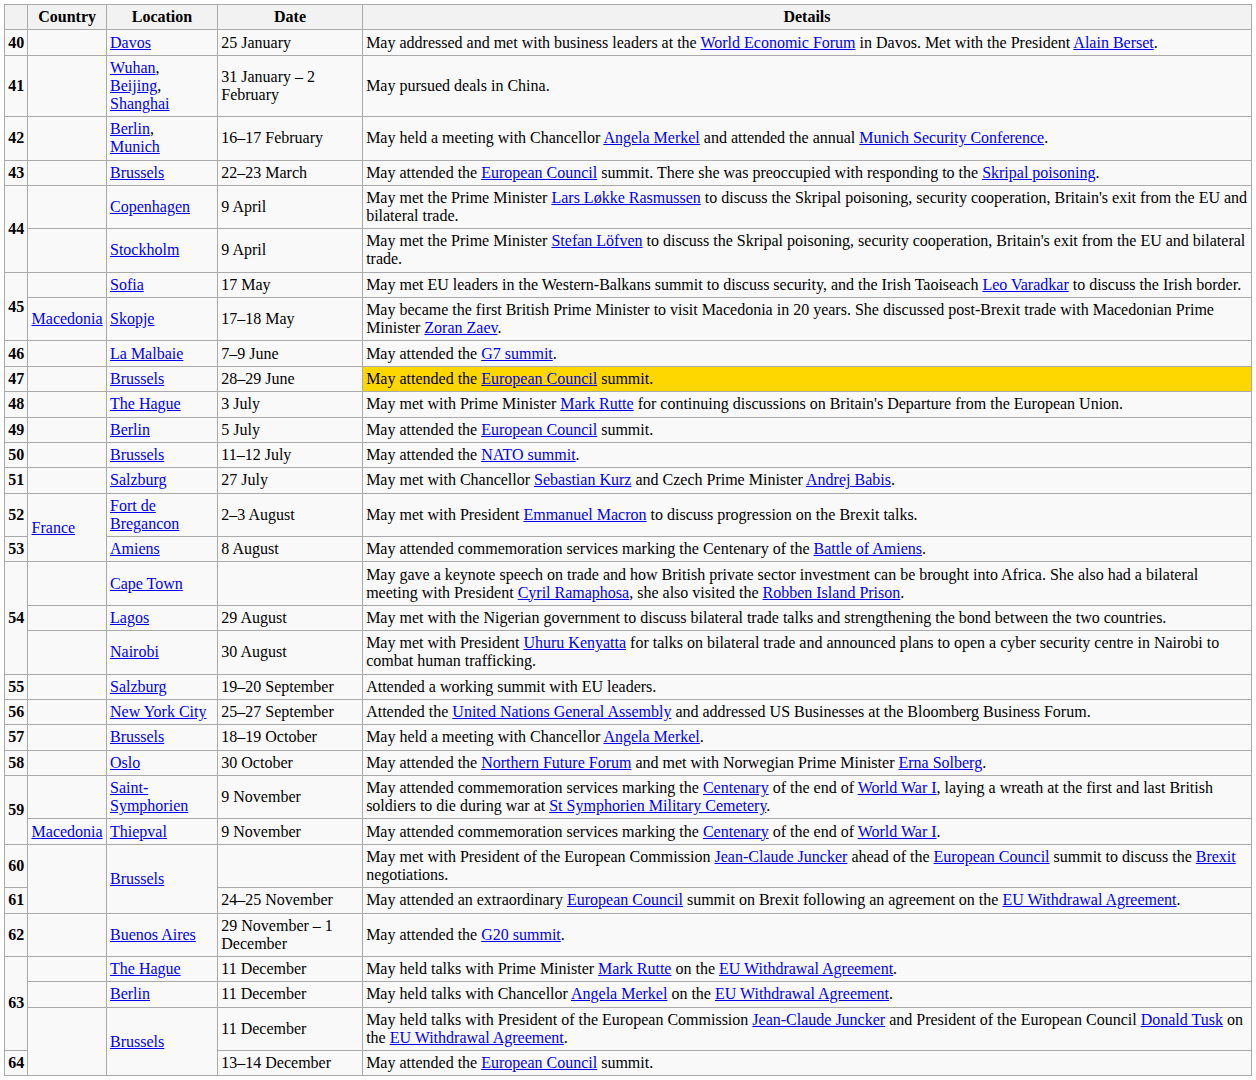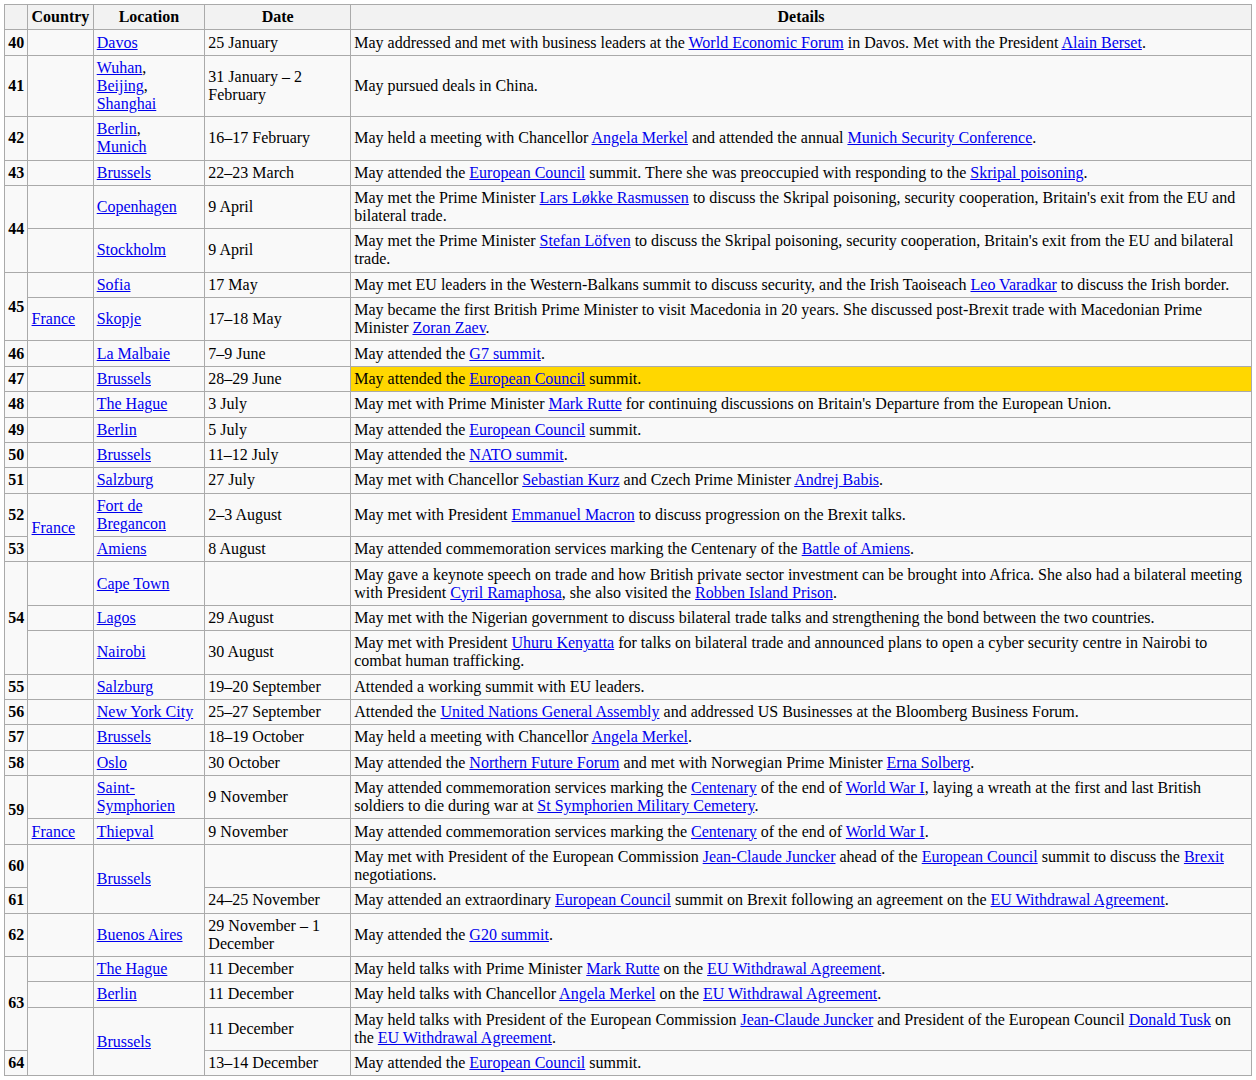(67, 319) Macedonia -> (53, 319) France
(67, 831) Macedonia -> (53, 831) France
